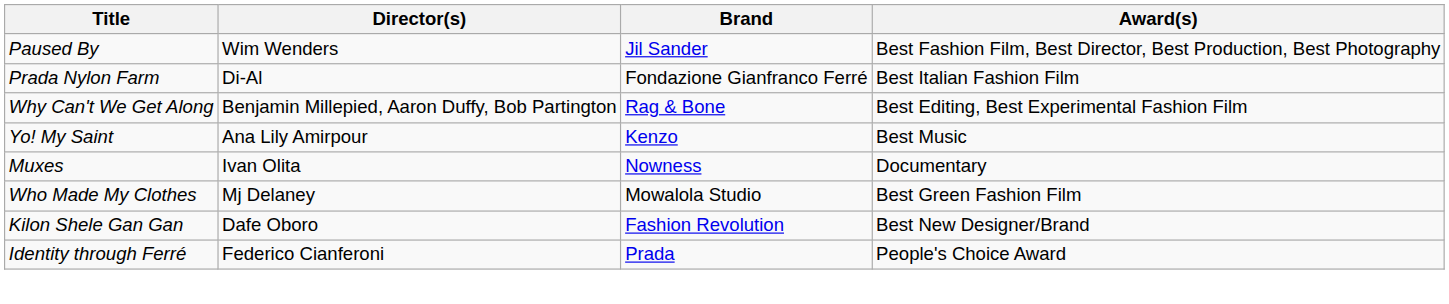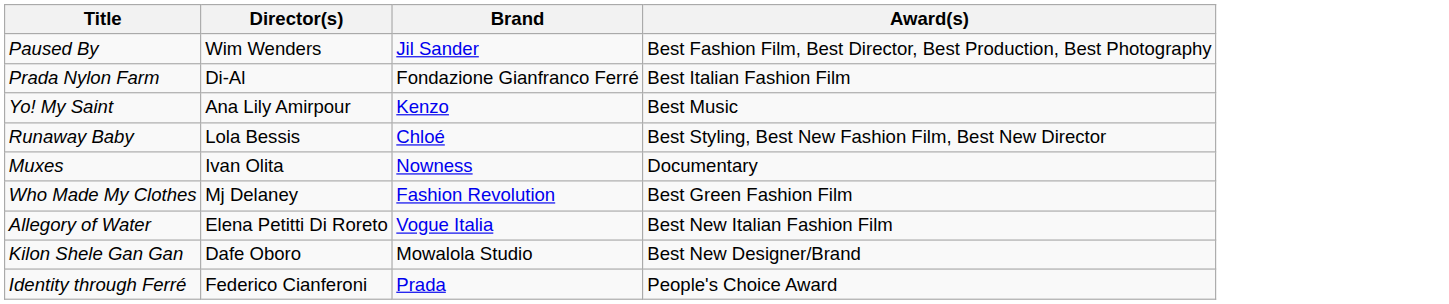- row: (111, 107)
+ row: (71, 136)
(693, 195) Mowalola Studio -> (476, 195) Fashion Revolution
+ row: (80, 225)
(705, 225) Fashion Revolution -> (464, 254) Mowalola Studio
